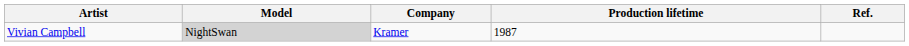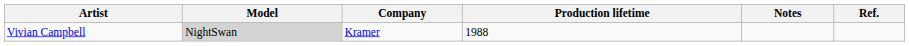+ column: (788, 13)
(505, 31) 1987 -> (477, 31) 1988
